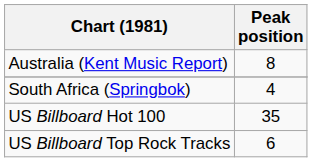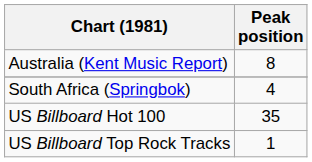(271, 143) 6 -> (271, 143) 1
